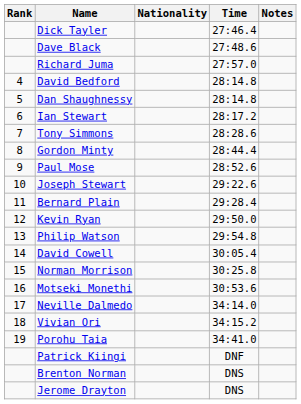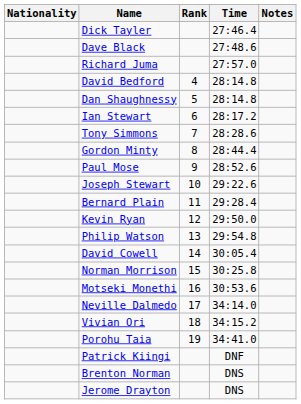columns swapped: (20, 13) <-> (172, 13)
